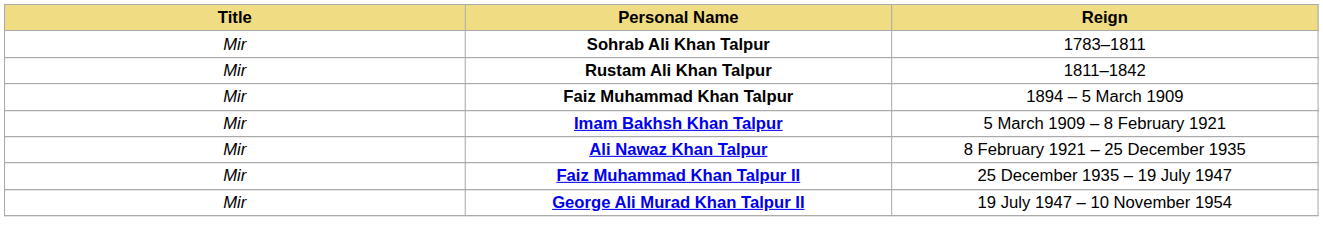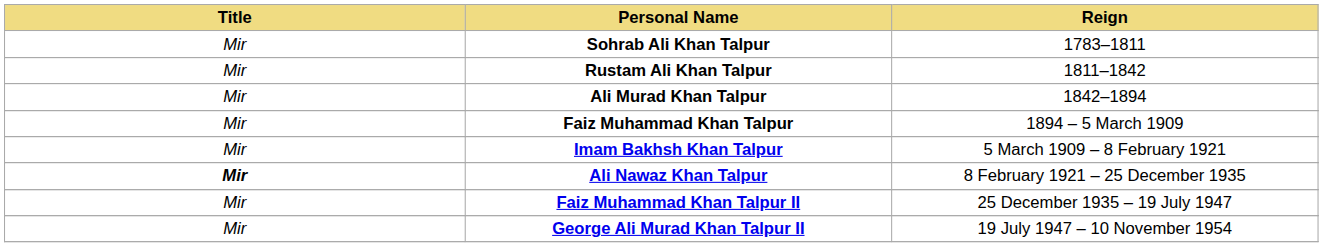+ row: (678, 96)
(235, 149) normal -> (235, 176) bold
